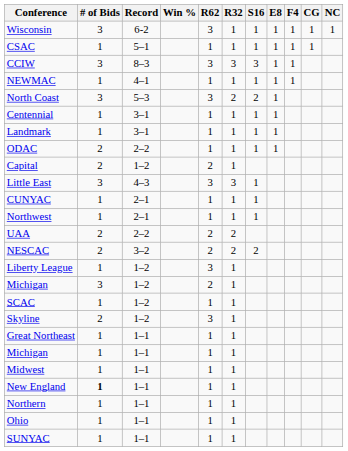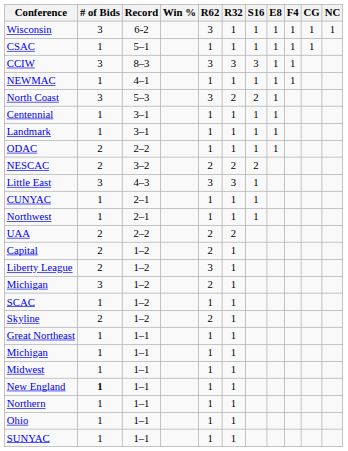rows swapped: (28, 251) <-> (22, 166)
(100, 268) 1 -> (100, 268) 2
(210, 319) 3 -> (210, 319) 2
